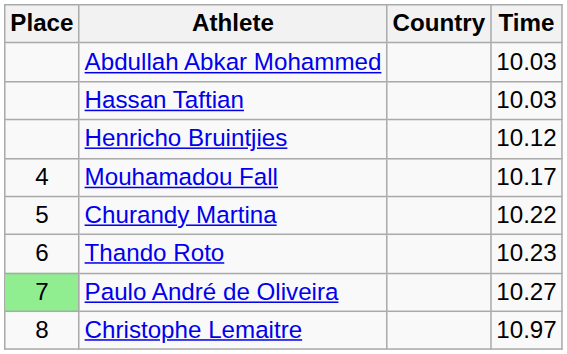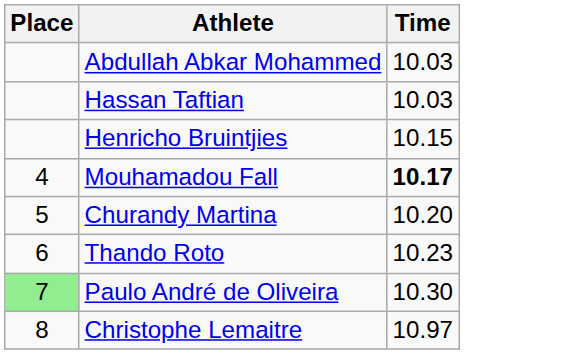- column: (439, 23)
(527, 138) 10.12 -> (423, 138) 10.15
(527, 176) normal -> (423, 176) bold
(527, 215) 10.22 -> (423, 215) 10.20
(527, 291) 10.27 -> (423, 291) 10.30
